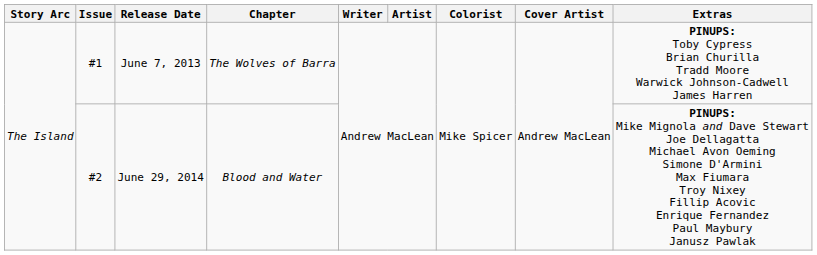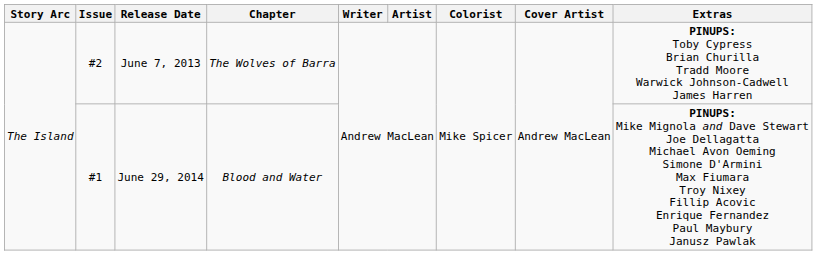(95, 63) #1 -> (95, 63) #2
(95, 177) #2 -> (95, 177) #1
